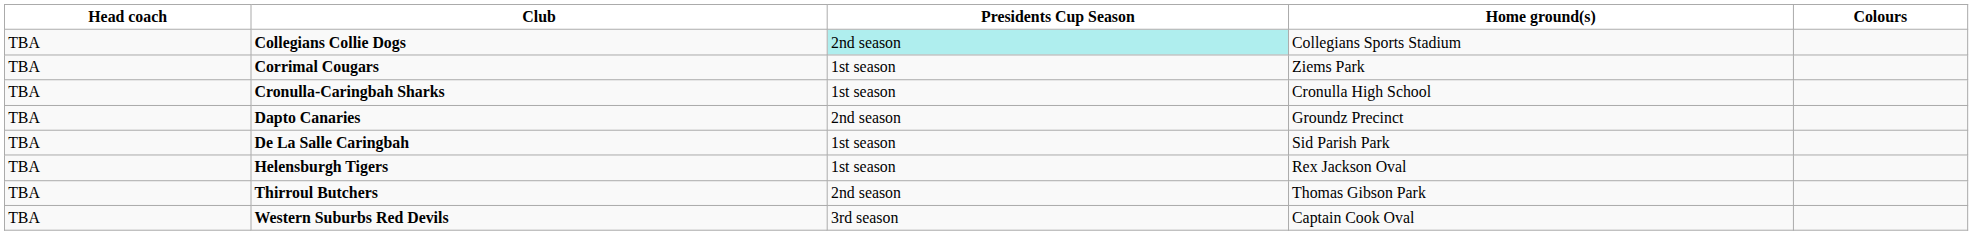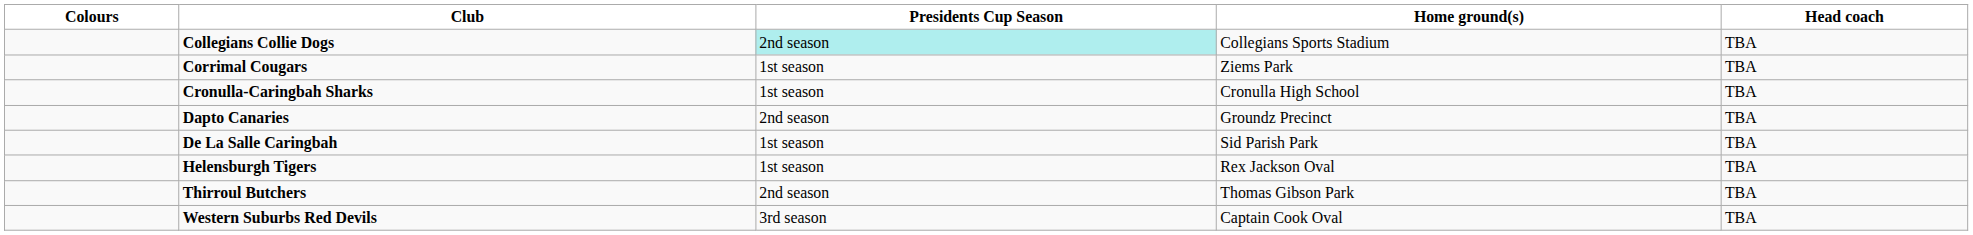columns swapped: (1880, 17) <-> (128, 17)
